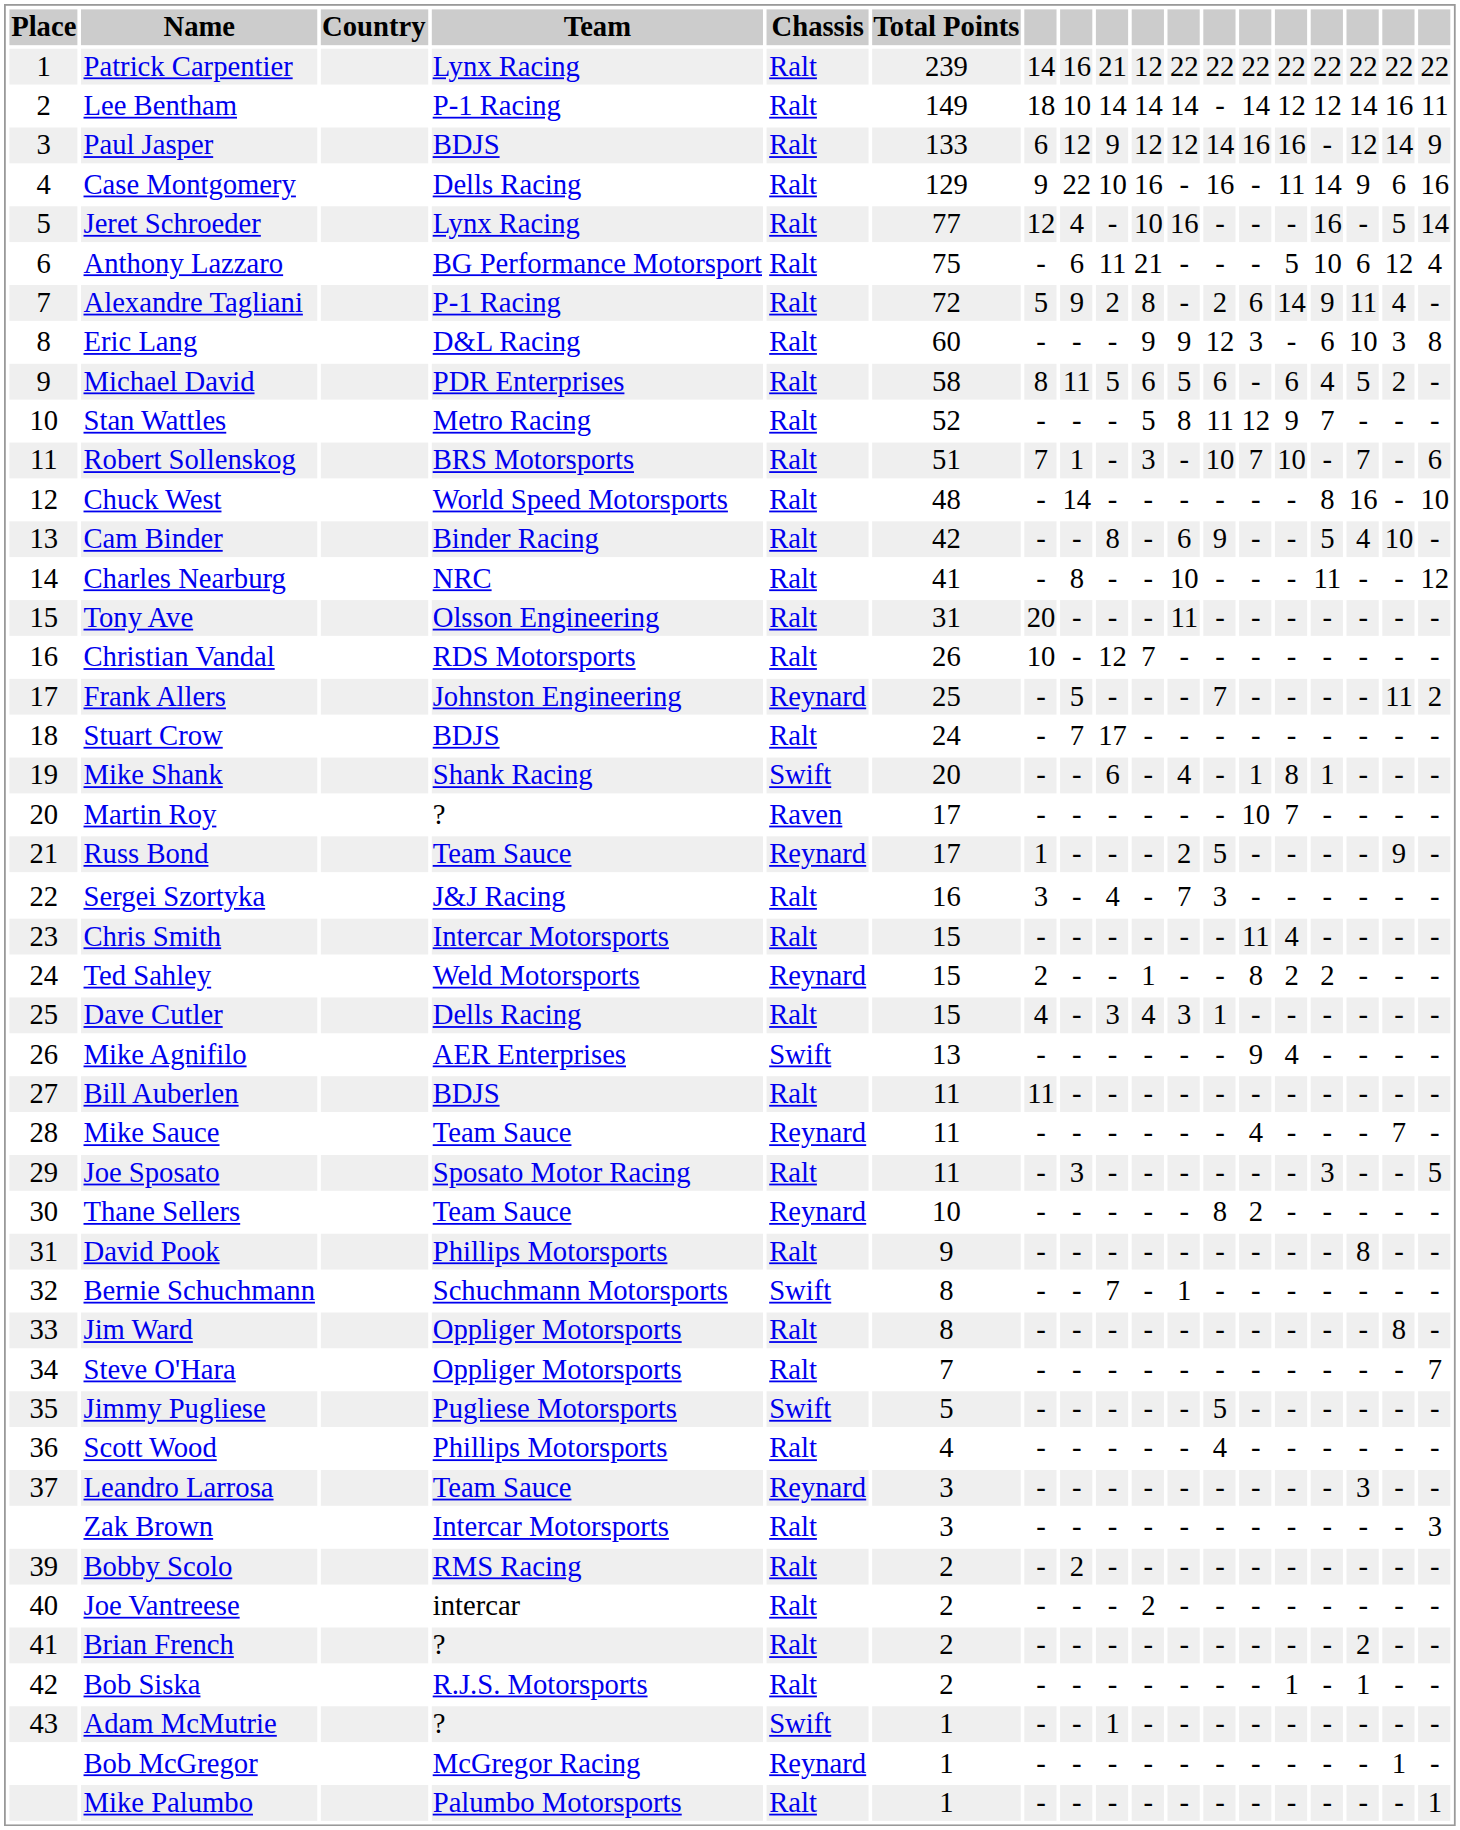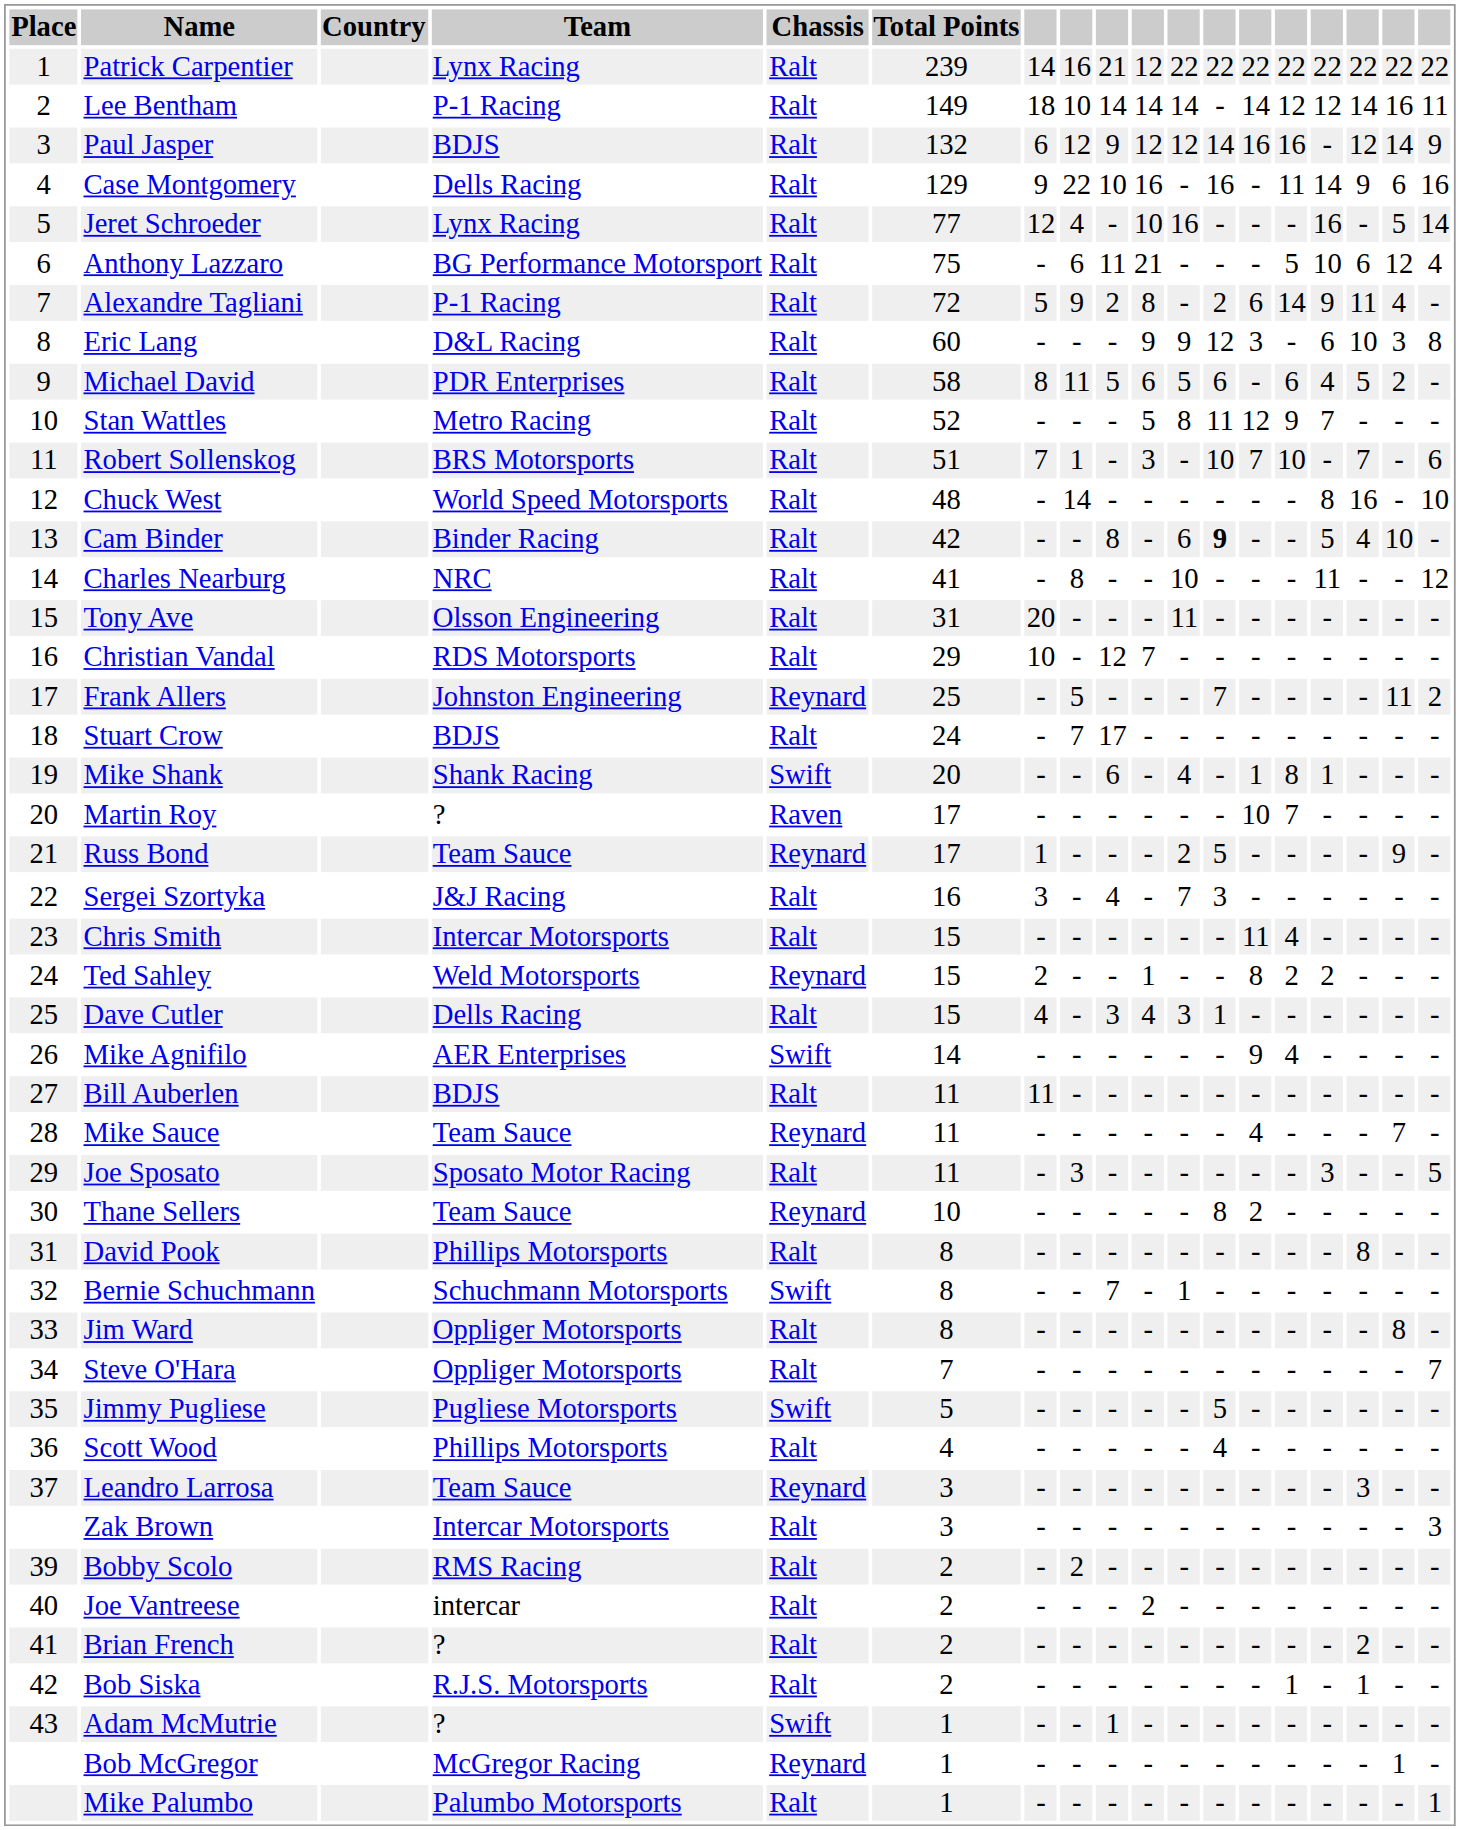(946, 145) 133 -> (946, 145) 132
(1220, 538) normal -> (1220, 538) bold
(946, 656) 26 -> (946, 656) 29
(946, 1054) 13 -> (946, 1054) 14
(946, 1251) 9 -> (946, 1251) 8
